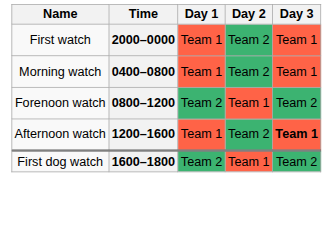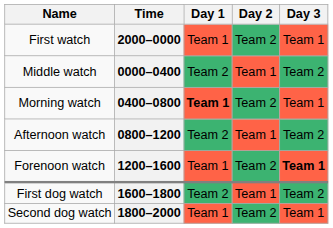+ row: (149, 71)
(202, 71) normal -> (208, 103) bold
(60, 103) Forenoon watch -> (60, 135) Afternoon watch
(60, 134) Afternoon watch -> (60, 166) Forenoon watch
+ row: (149, 213)
